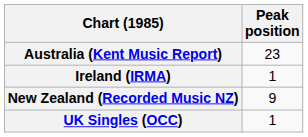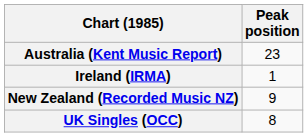(272, 120) 1 -> (272, 120) 8
